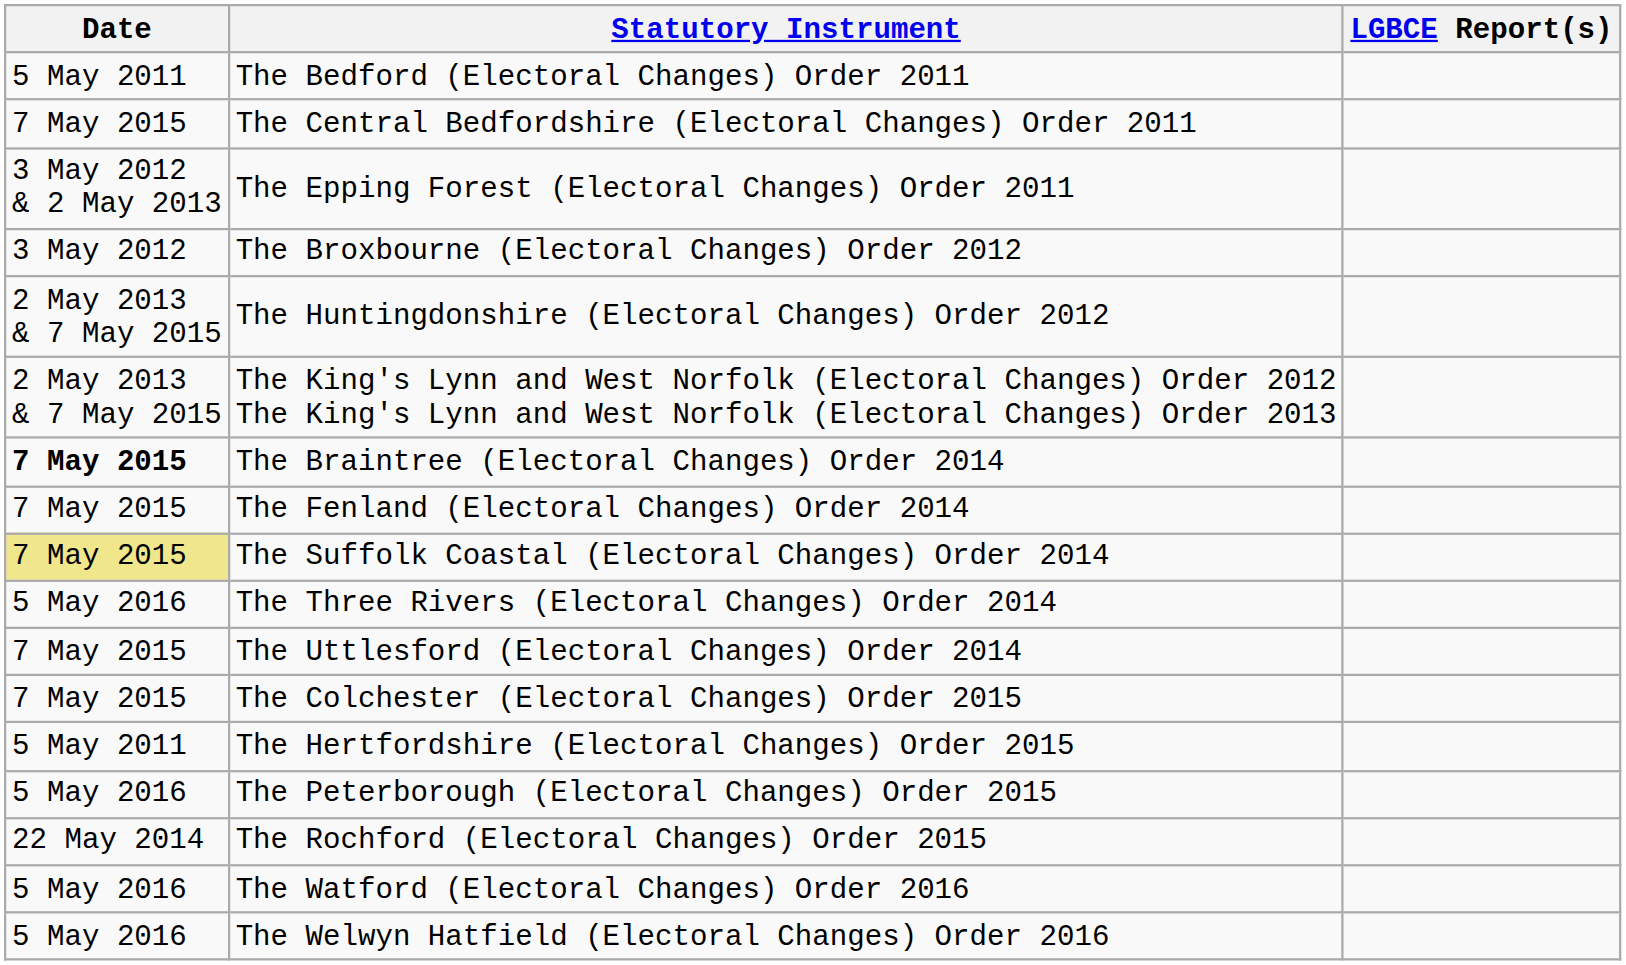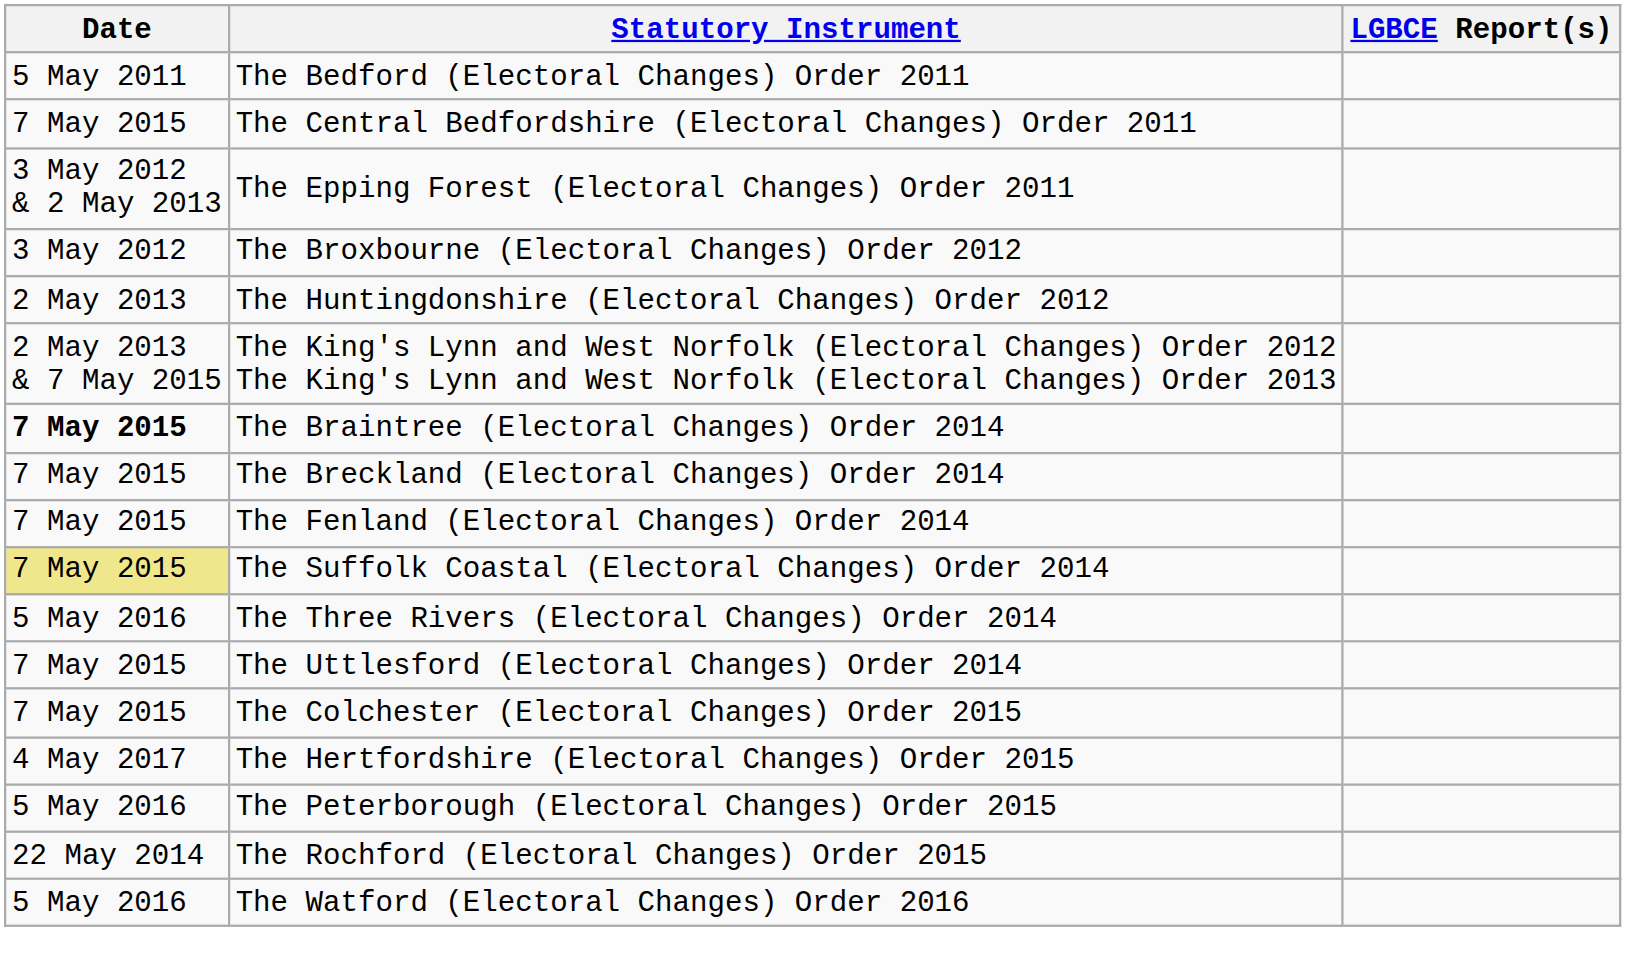(117, 317) 2 May 2013 & 7 May 2015 -> (99, 300) 2 May 2013
+ row: (620, 476)
(99, 747) 5 May 2011 -> (99, 760) 4 May 2017
- row: (673, 936)
